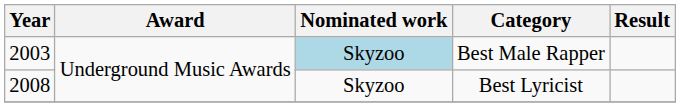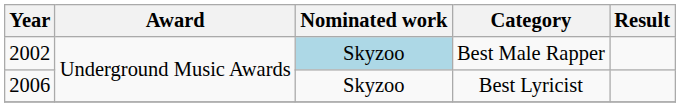(30, 53) 2003 -> (30, 53) 2002
(30, 85) 2008 -> (30, 85) 2006
